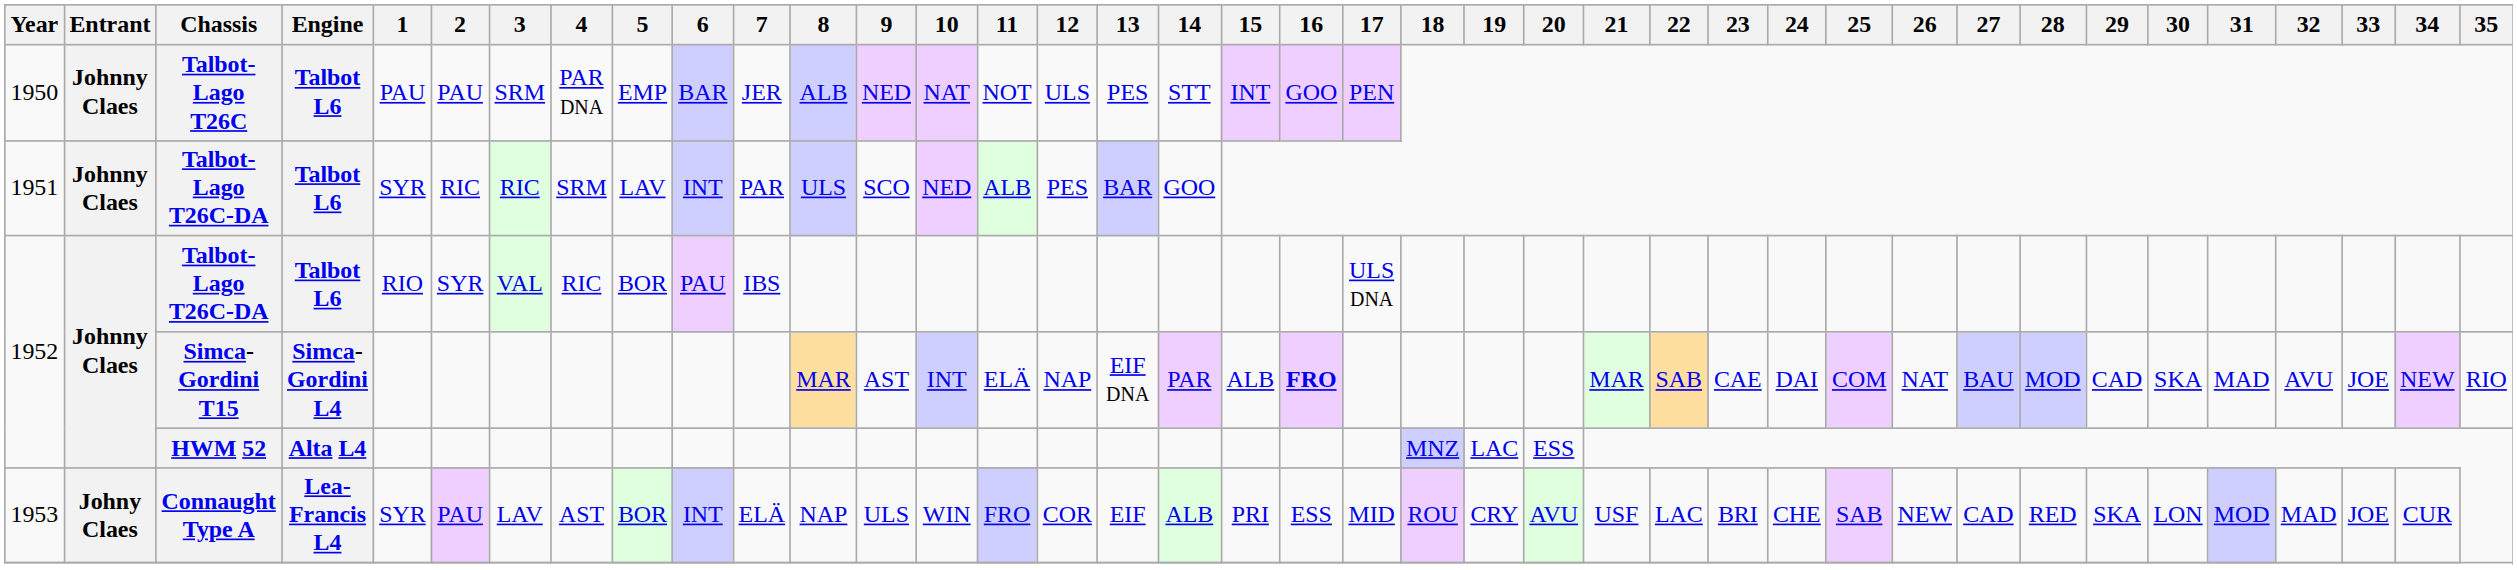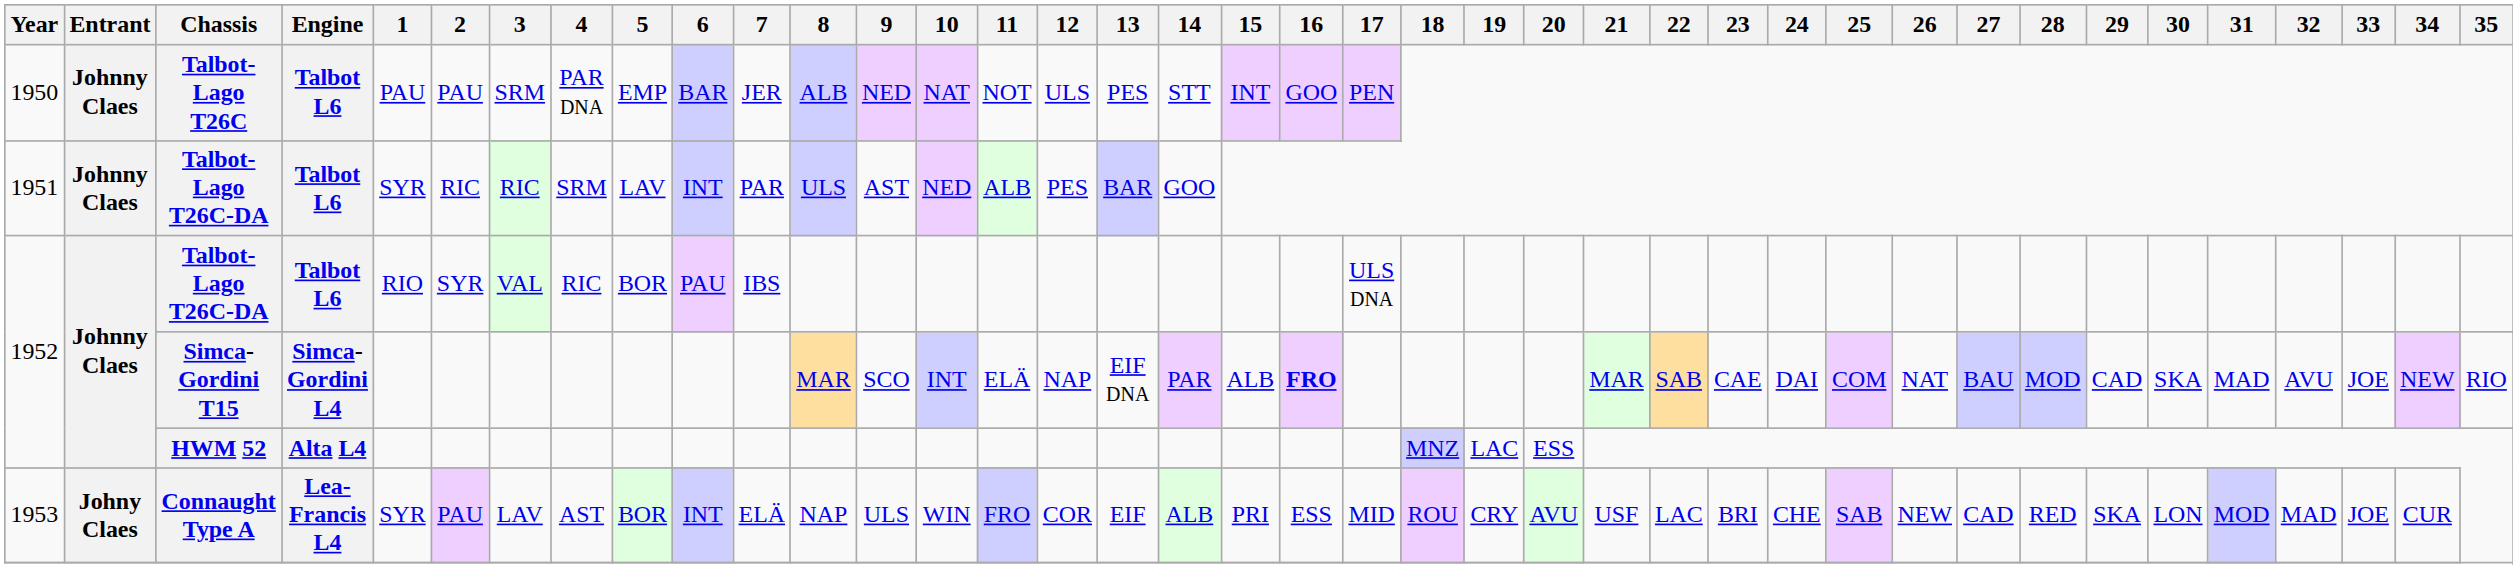(886, 188) SCO -> (886, 188) AST
(886, 379) AST -> (886, 379) SCO
